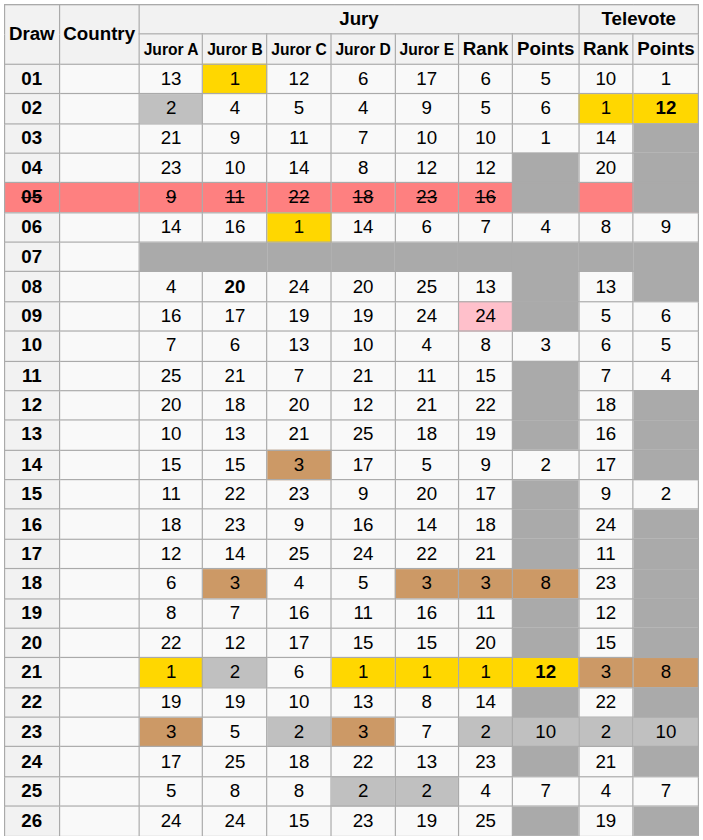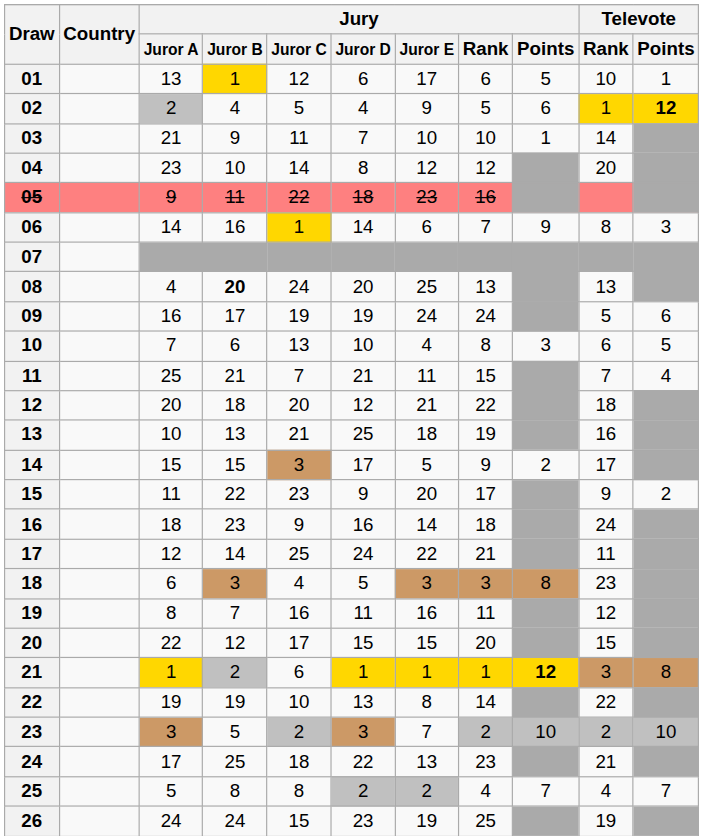(546, 227) 4 -> (546, 227) 9
(666, 227) 9 -> (666, 227) 3
(486, 316) pink background -> (486, 316) no background
